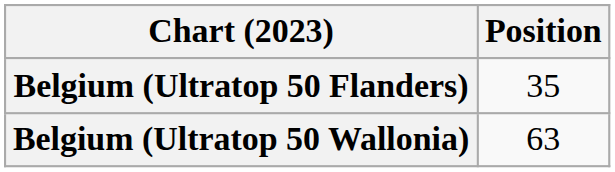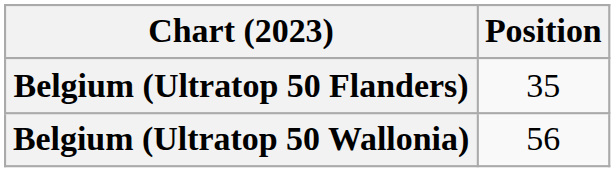(543, 138) 63 -> (543, 138) 56
